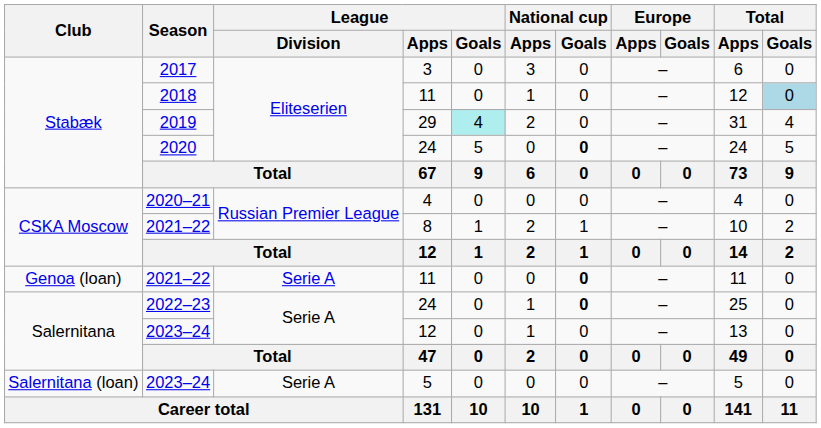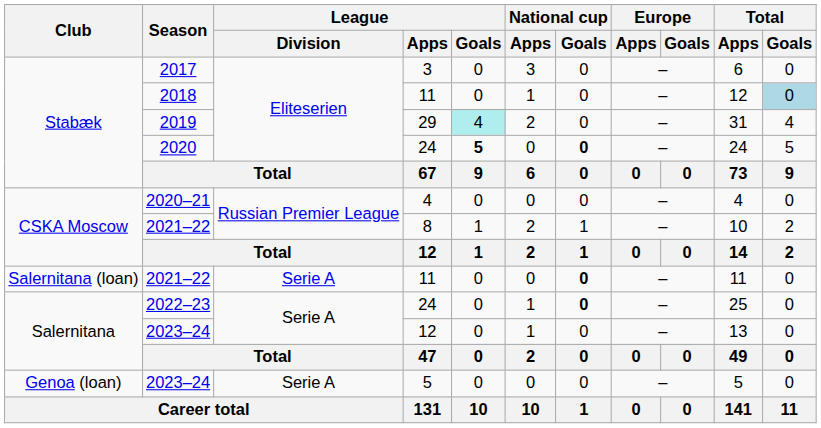(478, 148) normal -> (478, 148) bold
(73, 278) Genoa (loan) -> (73, 278) Salernitana (loan)
(73, 383) Salernitana (loan) -> (73, 383) Genoa (loan)
